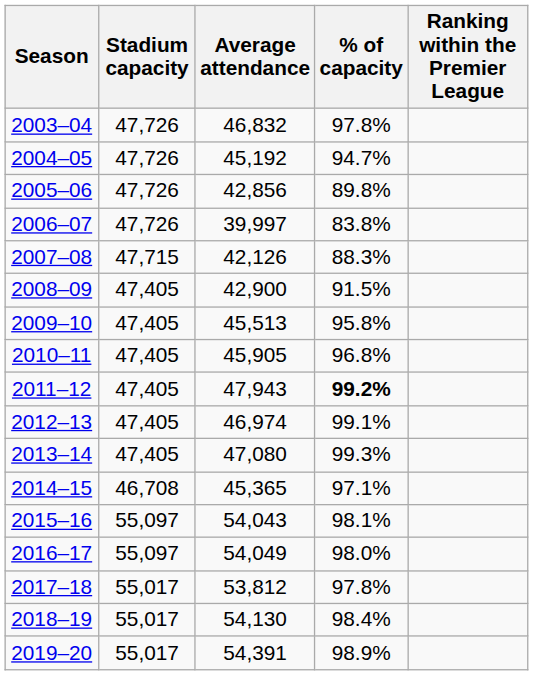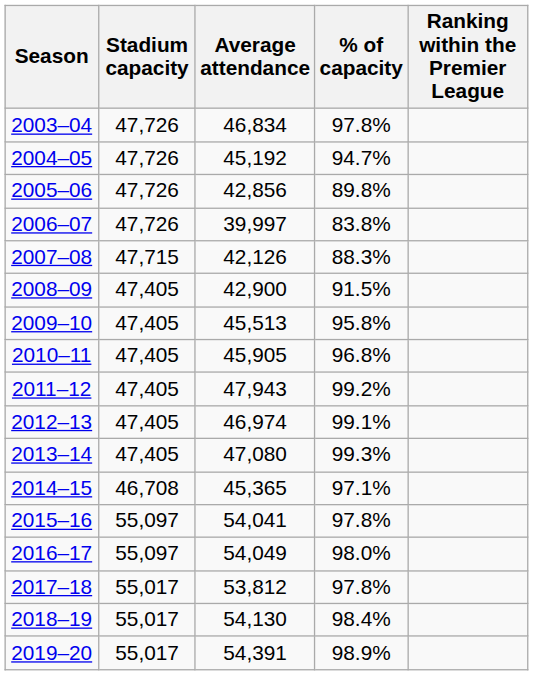(255, 124) 46,832 -> (255, 124) 46,834
(361, 388) bold -> (361, 388) normal
(255, 520) 54,043 -> (255, 520) 54,041
(361, 520) 98.1% -> (361, 520) 97.8%
